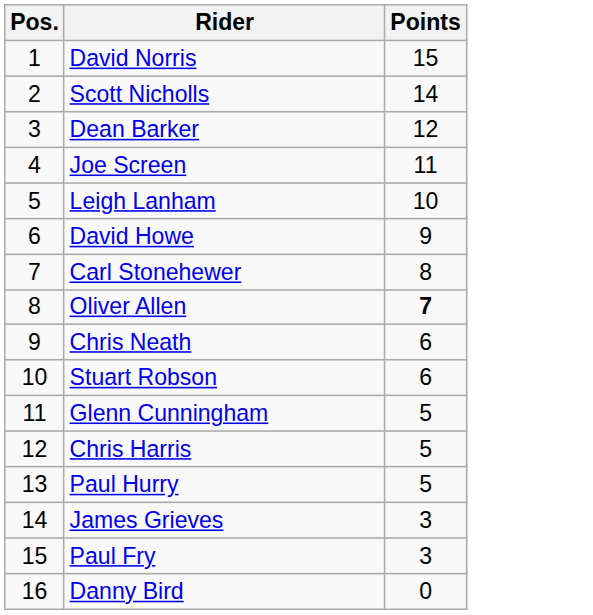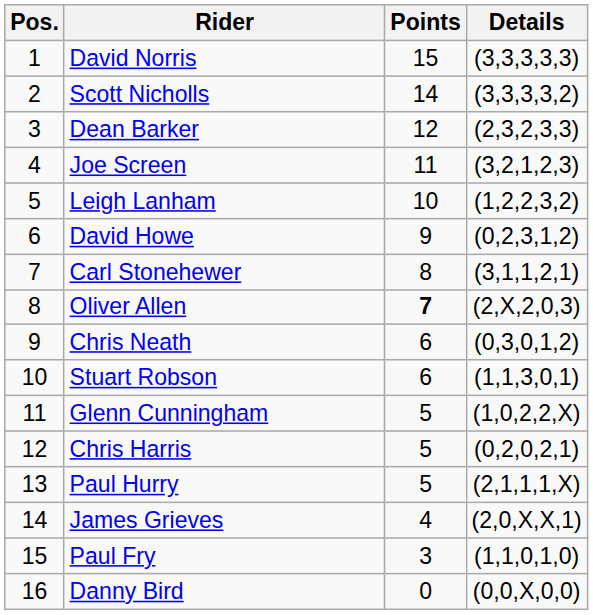+ column: (527, 22)
(426, 520) 3 -> (426, 520) 4
